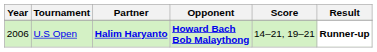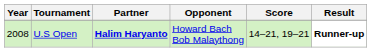(18, 34) 2006 -> (18, 34) 2008
(211, 34) bold -> (208, 34) normal
